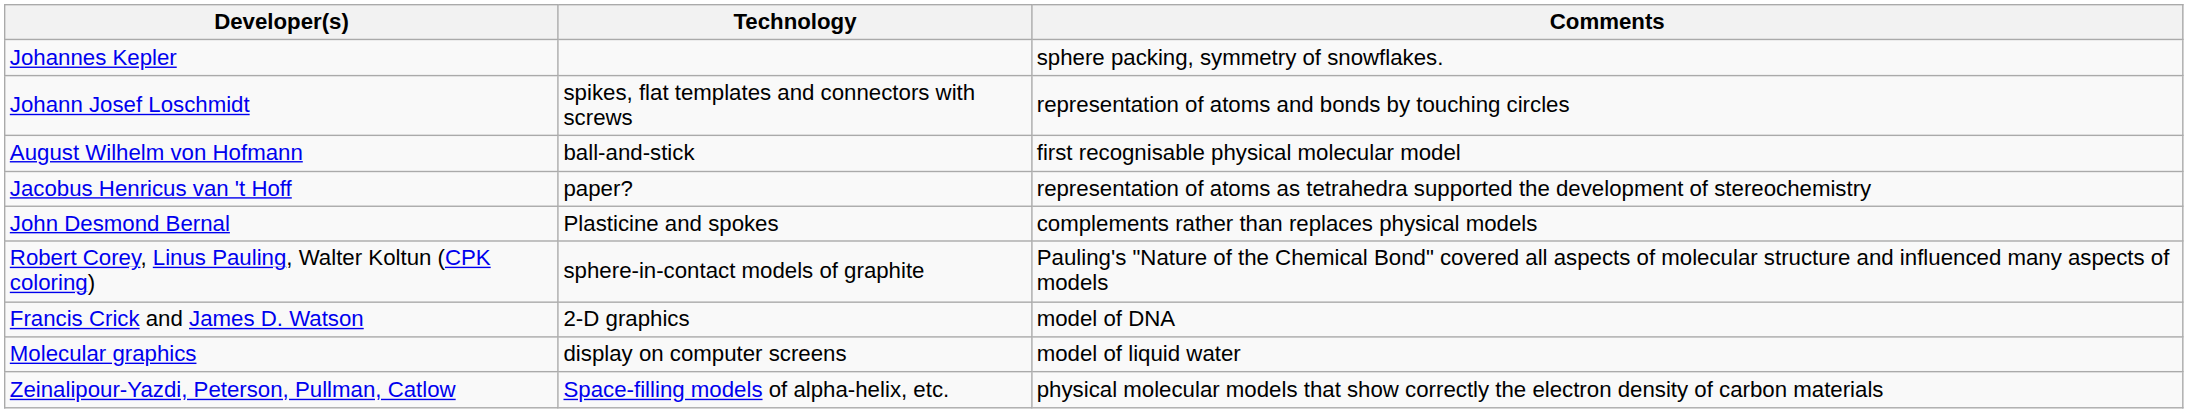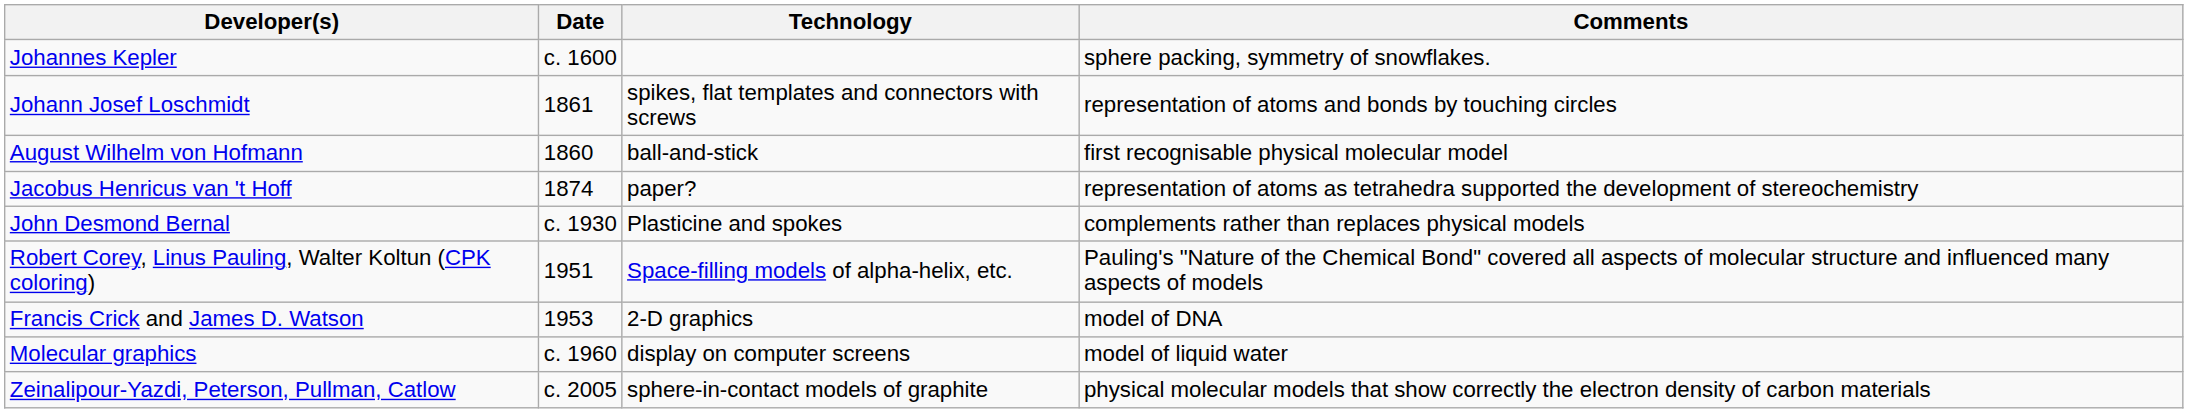+ column: (580, 22)
(744, 271) sphere-in-contact models of graphite -> (820, 271) Space-filling models of alpha-helix, etc.
(756, 389) Space-filling models of alpha-helix, etc. -> (808, 389) sphere-in-contact models of graphite
